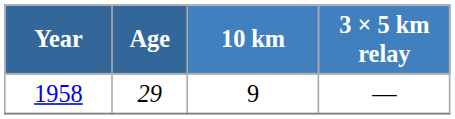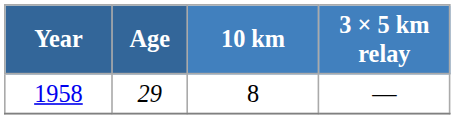(253, 93) 9 -> (253, 93) 8
